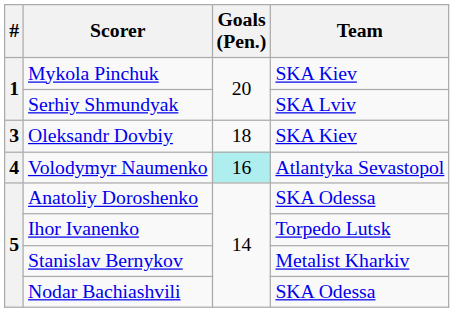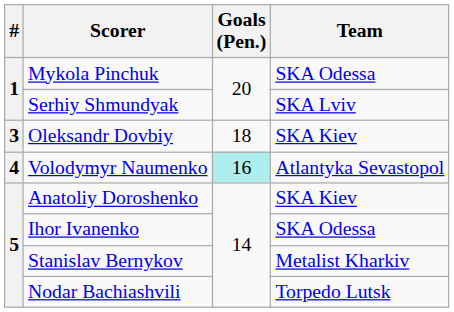(316, 73) SKA Kiev -> (325, 73) SKA Odessa
(325, 198) SKA Odessa -> (316, 198) SKA Kiev
(333, 229) Torpedo Lutsk -> (325, 229) SKA Odessa
(325, 291) SKA Odessa -> (333, 291) Torpedo Lutsk
